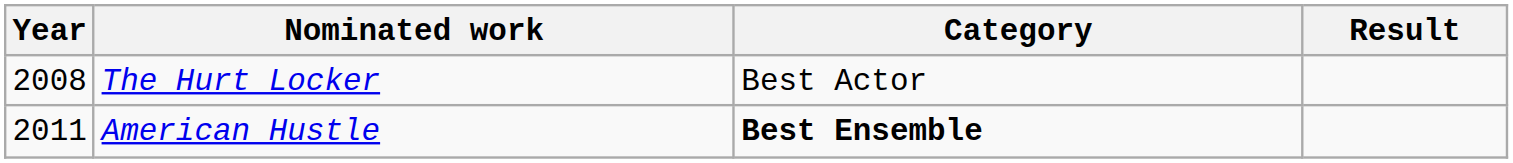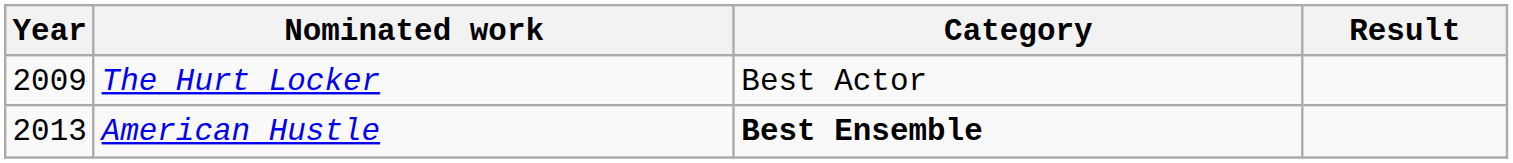(50, 81) 2008 -> (50, 81) 2009
(50, 131) 2011 -> (50, 131) 2013
